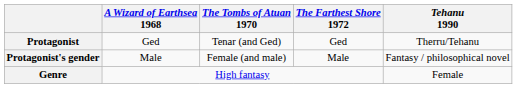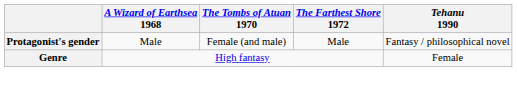- row: (53, 41)
